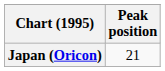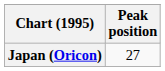(133, 54) 21 -> (133, 54) 27
